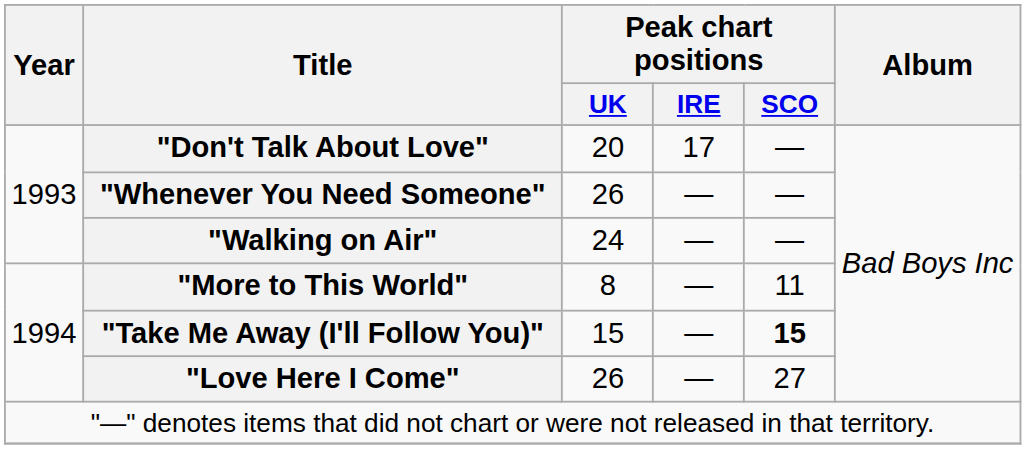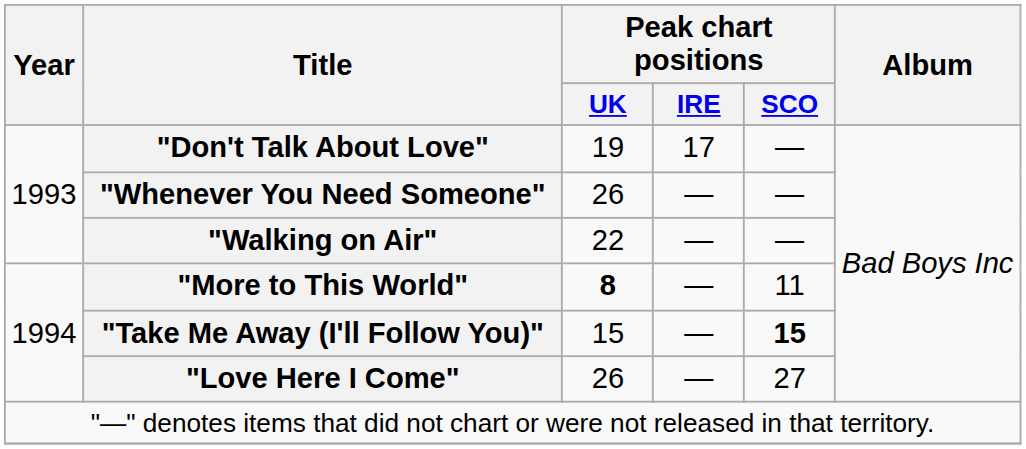(608, 147) 20 -> (608, 147) 19
(608, 240) 24 -> (608, 240) 22
(608, 286) normal -> (608, 286) bold
